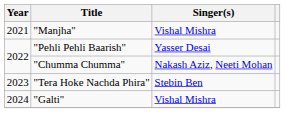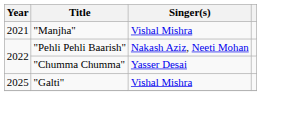(183, 47) Yasser Desai -> (190, 47) Nakash Aziz, Neeti Mohan
(214, 64) Nakash Aziz, Neeti Mohan -> (159, 64) Yasser Desai
- row: (92, 82)
(18, 99) 2024 -> (18, 82) 2025
